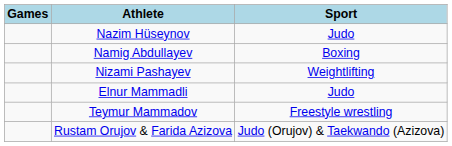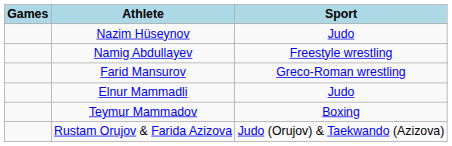(341, 53) Boxing -> (341, 53) Freestyle wrestling
- row: (143, 72)
+ row: (143, 72)
(341, 111) Freestyle wrestling -> (341, 111) Boxing
